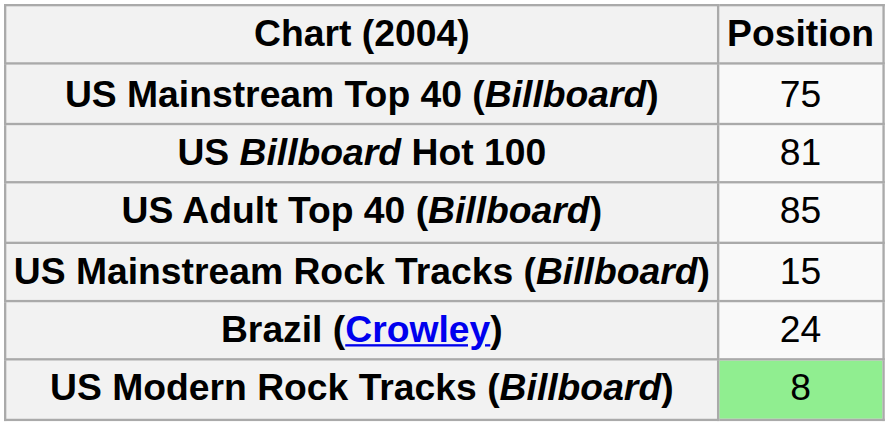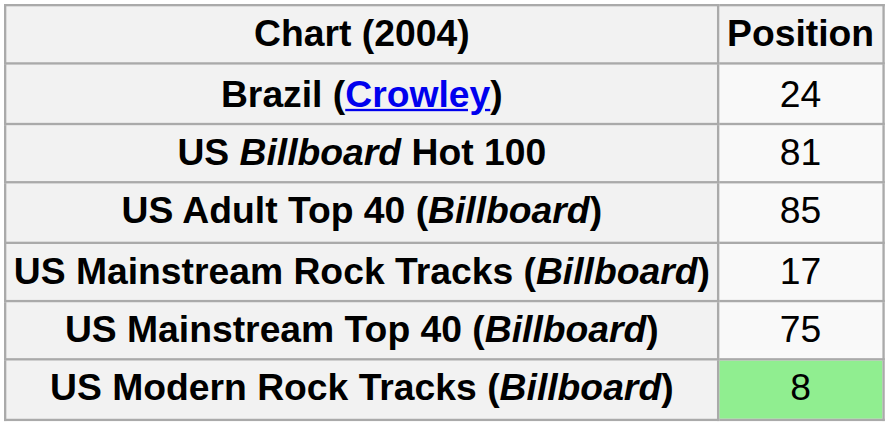rows swapped: (362, 329) <-> (362, 93)
(801, 270) 15 -> (801, 270) 17
